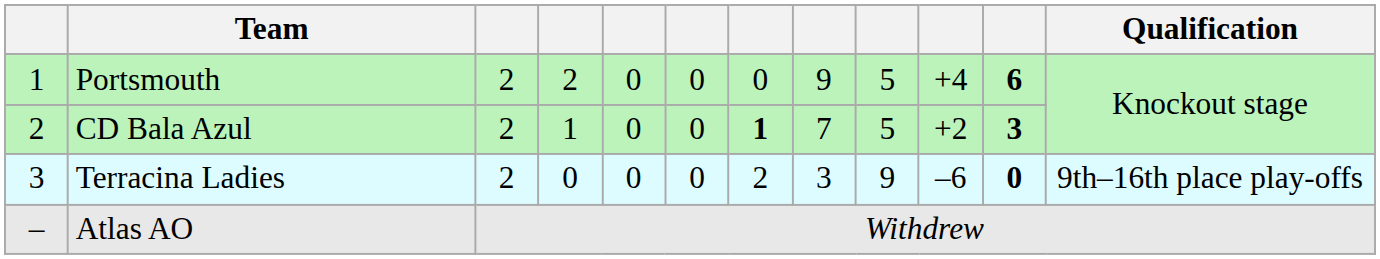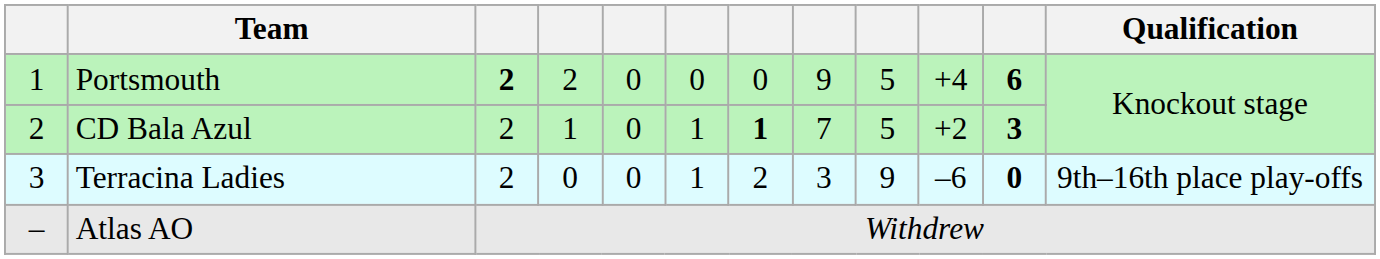(507, 79) normal -> (507, 79) bold
(697, 128) 0 -> (697, 128) 1
(697, 178) 0 -> (697, 178) 1
